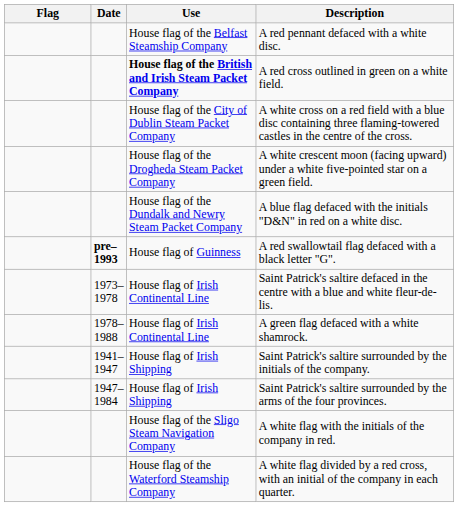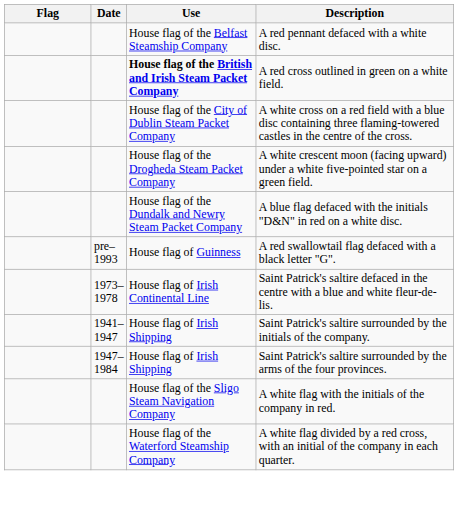(106, 253) bold -> (106, 253) normal
- row: (339, 330)
